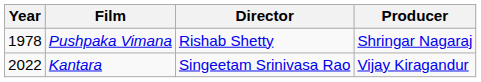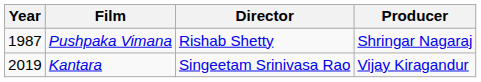(25, 40) 1978 -> (25, 40) 1987
(25, 64) 2022 -> (25, 64) 2019
